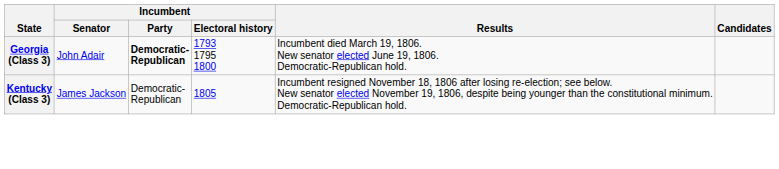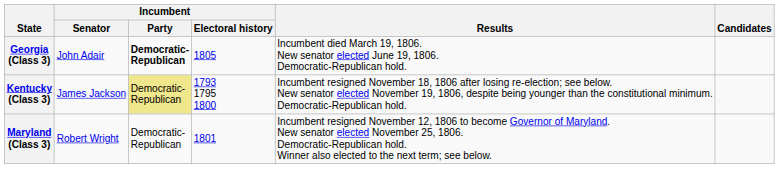(205, 55) 1793 1795 1800 -> (205, 55) 1805
(158, 94) no background -> (158, 94) khaki background
(205, 94) 1805 -> (205, 94) 1793 1795 1800
+ row: (29, 138)
